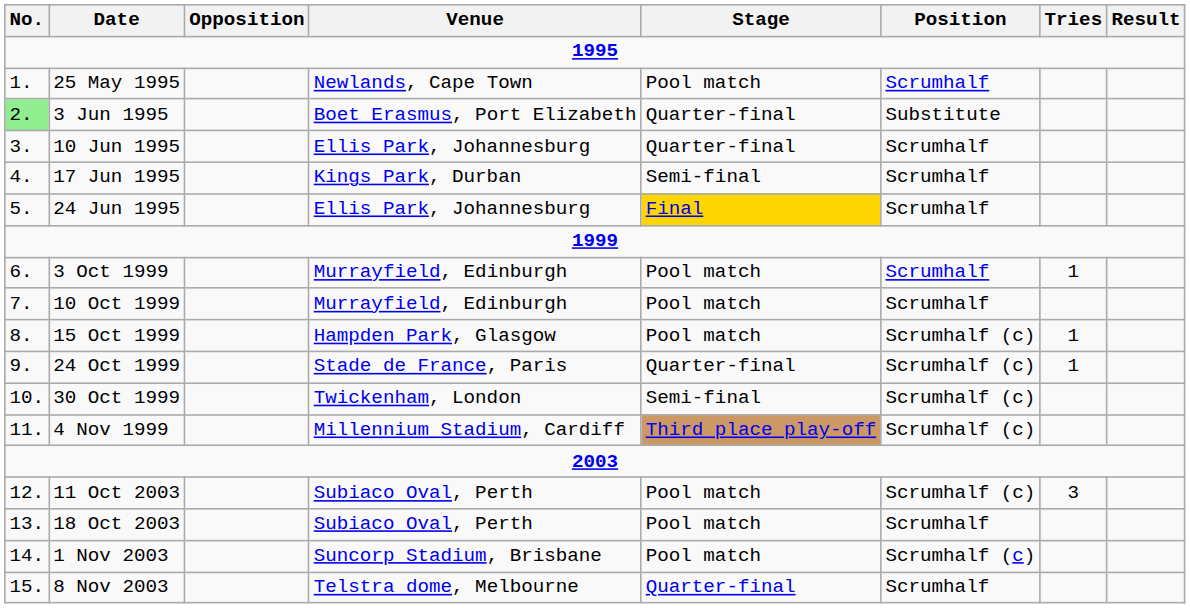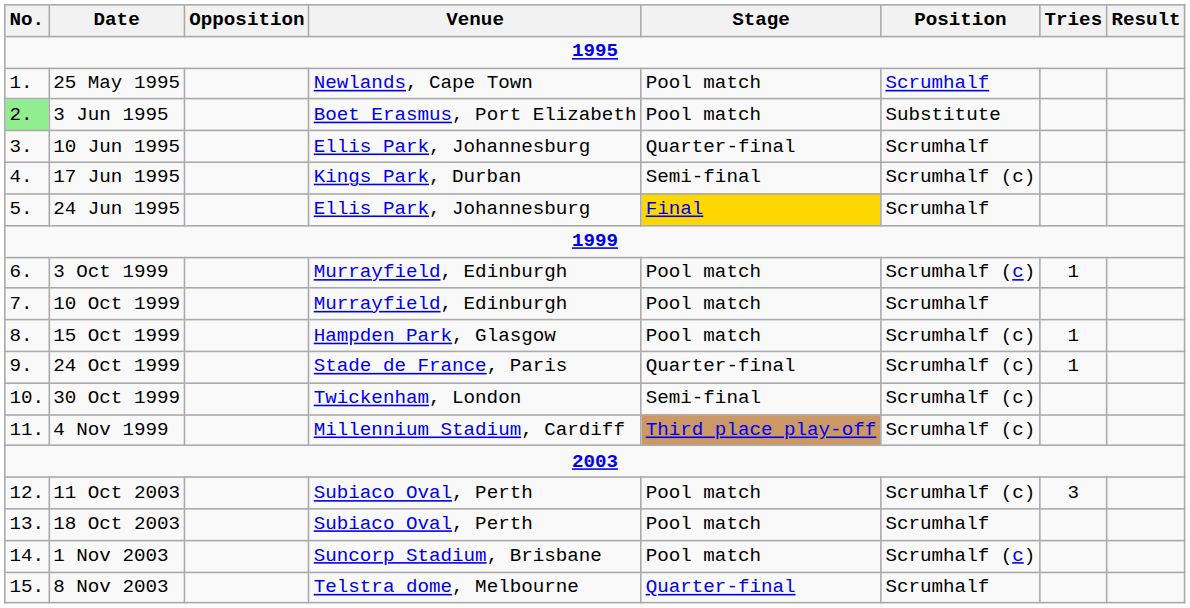(721, 115) Quarter-final -> (703, 115) Pool match
(937, 178) Scrumhalf -> (960, 178) Scrumhalf (c)
(937, 273) Scrumhalf -> (960, 273) Scrumhalf (c)
